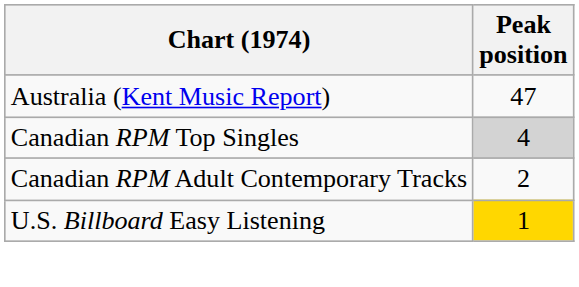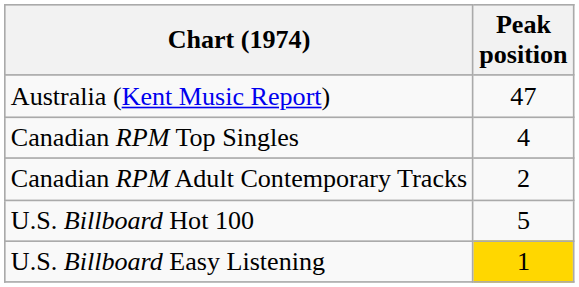(523, 137) lightgrey background -> (523, 137) no background
+ row: (132, 219)
